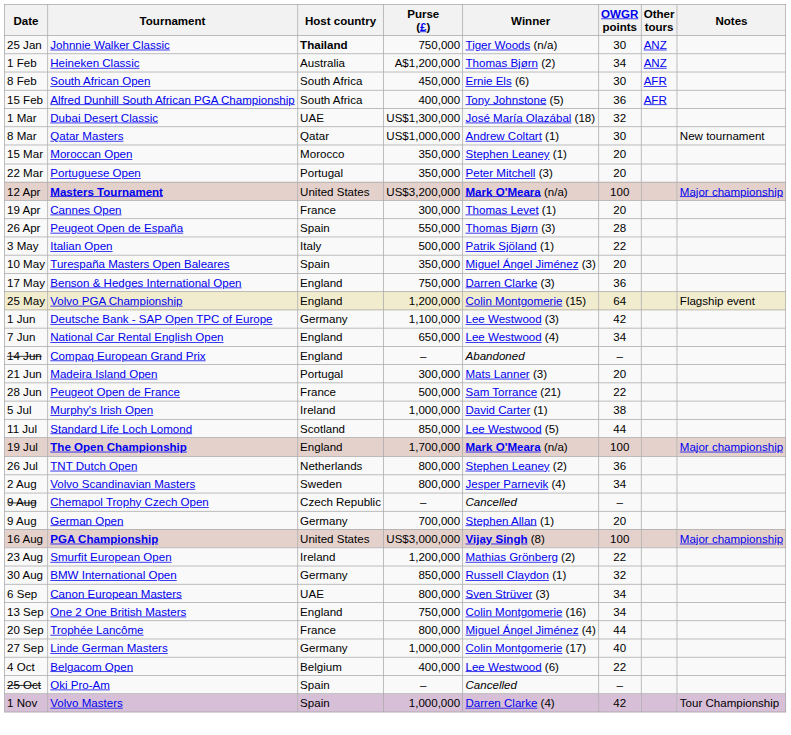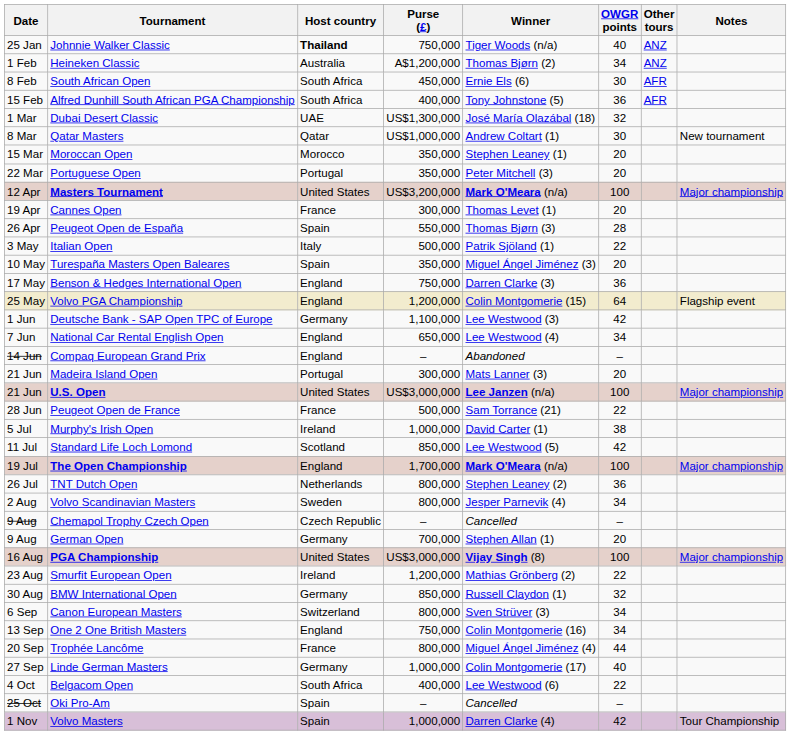(620, 45) 30 -> (620, 45) 40
+ row: (78, 392)
(620, 429) 44 -> (620, 447) 42
(312, 594) UAE -> (330, 612) Switzerland
(321, 667) Belgium -> (331, 685) South Africa
